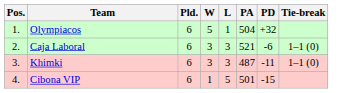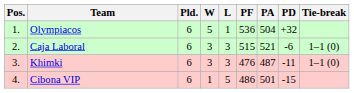+ column: (247, 12)
